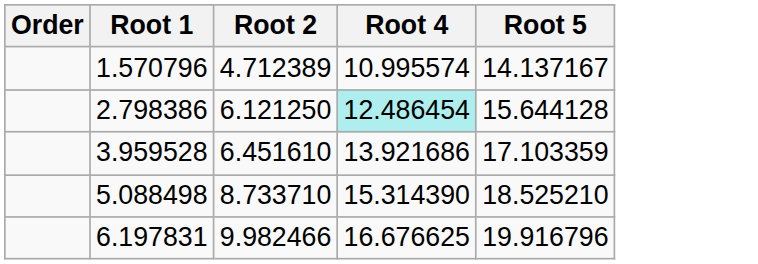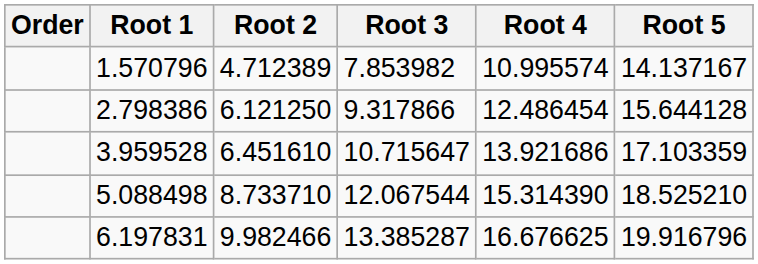+ column: (407, 25)
(407, 110) paleturquoise background -> (545, 110) no background
